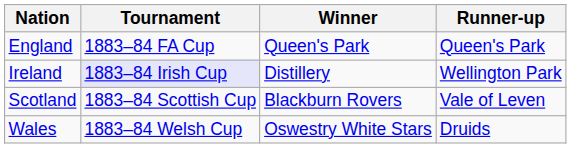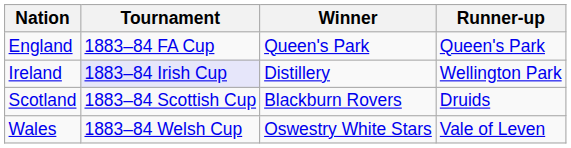(493, 101) Vale of Leven -> (465, 101) Druids
(465, 128) Druids -> (493, 128) Vale of Leven
